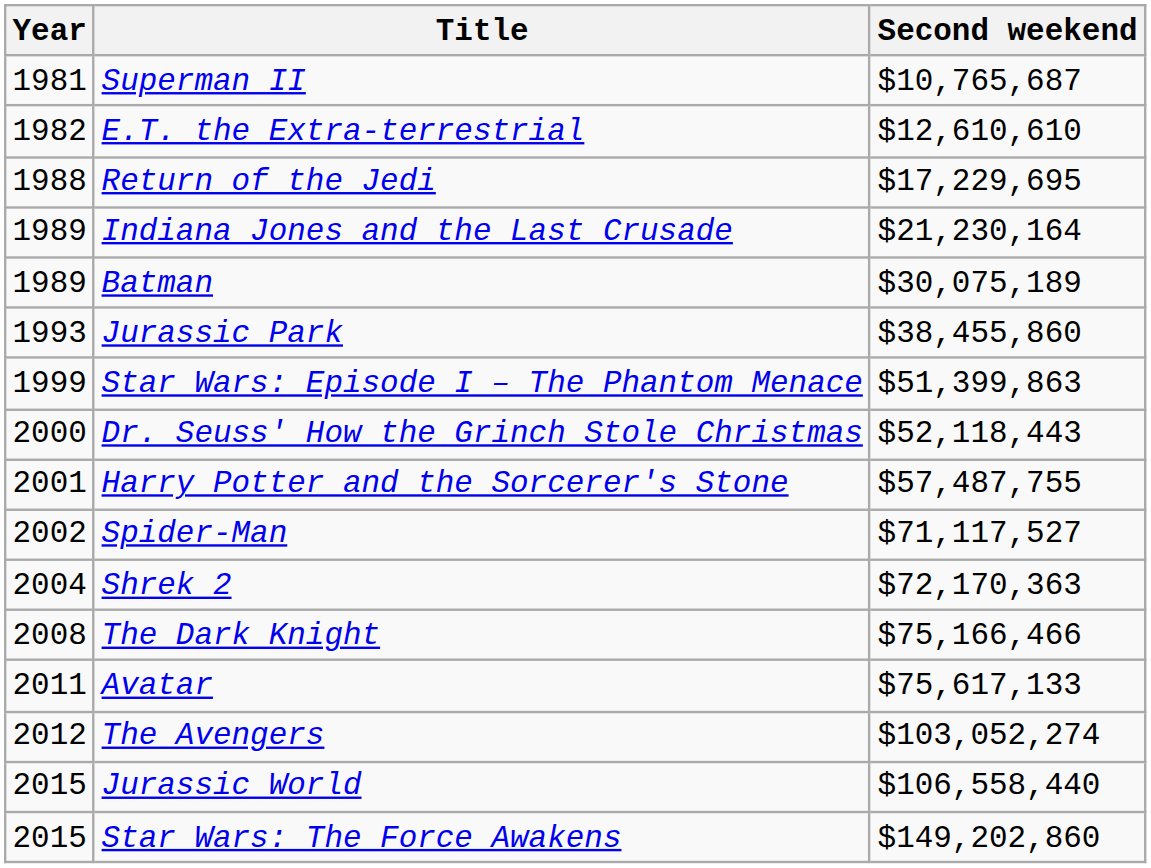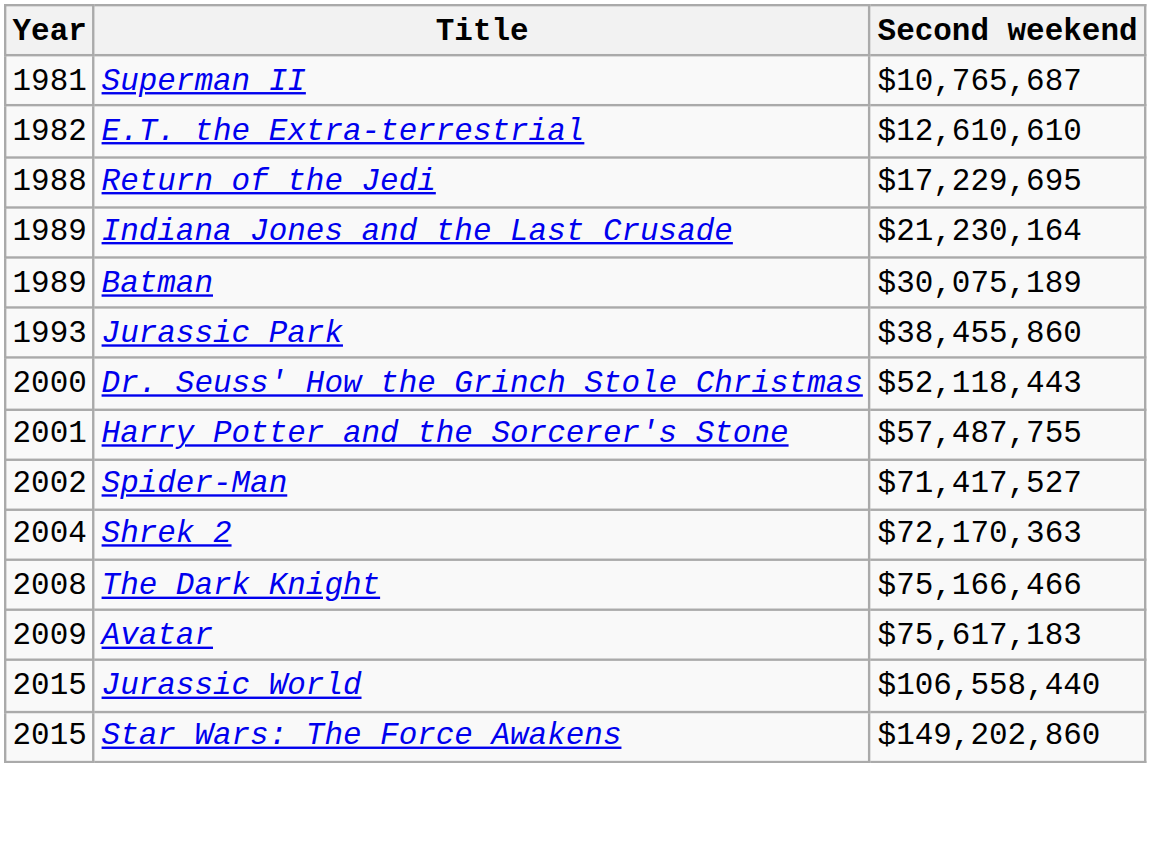- row: (482, 383)
(980, 535) $71,117,527 -> (980, 484) $71,417,527
(50, 686) 2011 -> (50, 636) 2009
(980, 686) $75,617,133 -> (980, 636) $75,617,183
- row: (213, 736)
